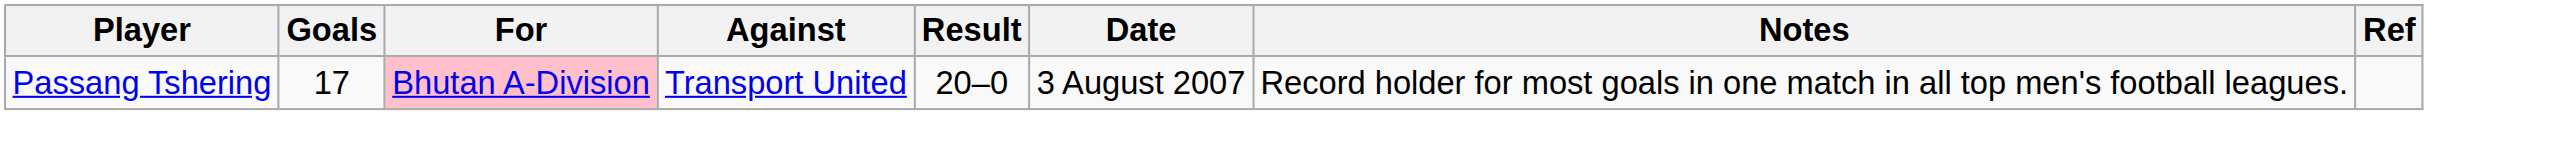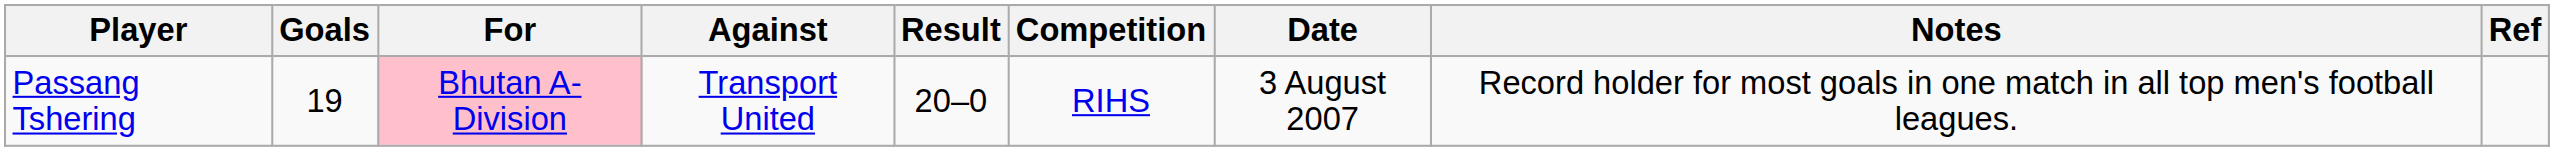+ column: (1111, 30)
(332, 82) 17 -> (325, 100) 19
